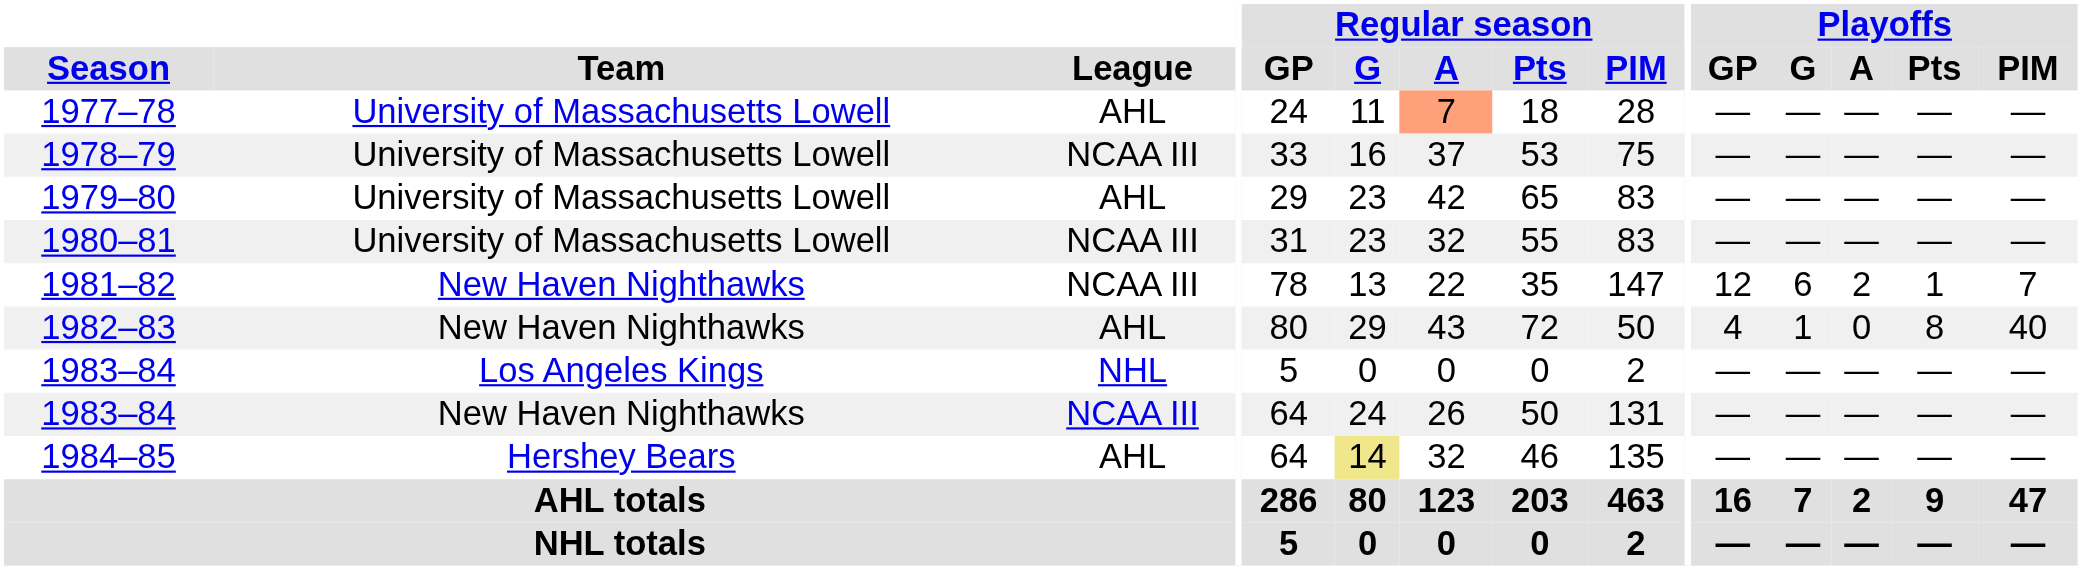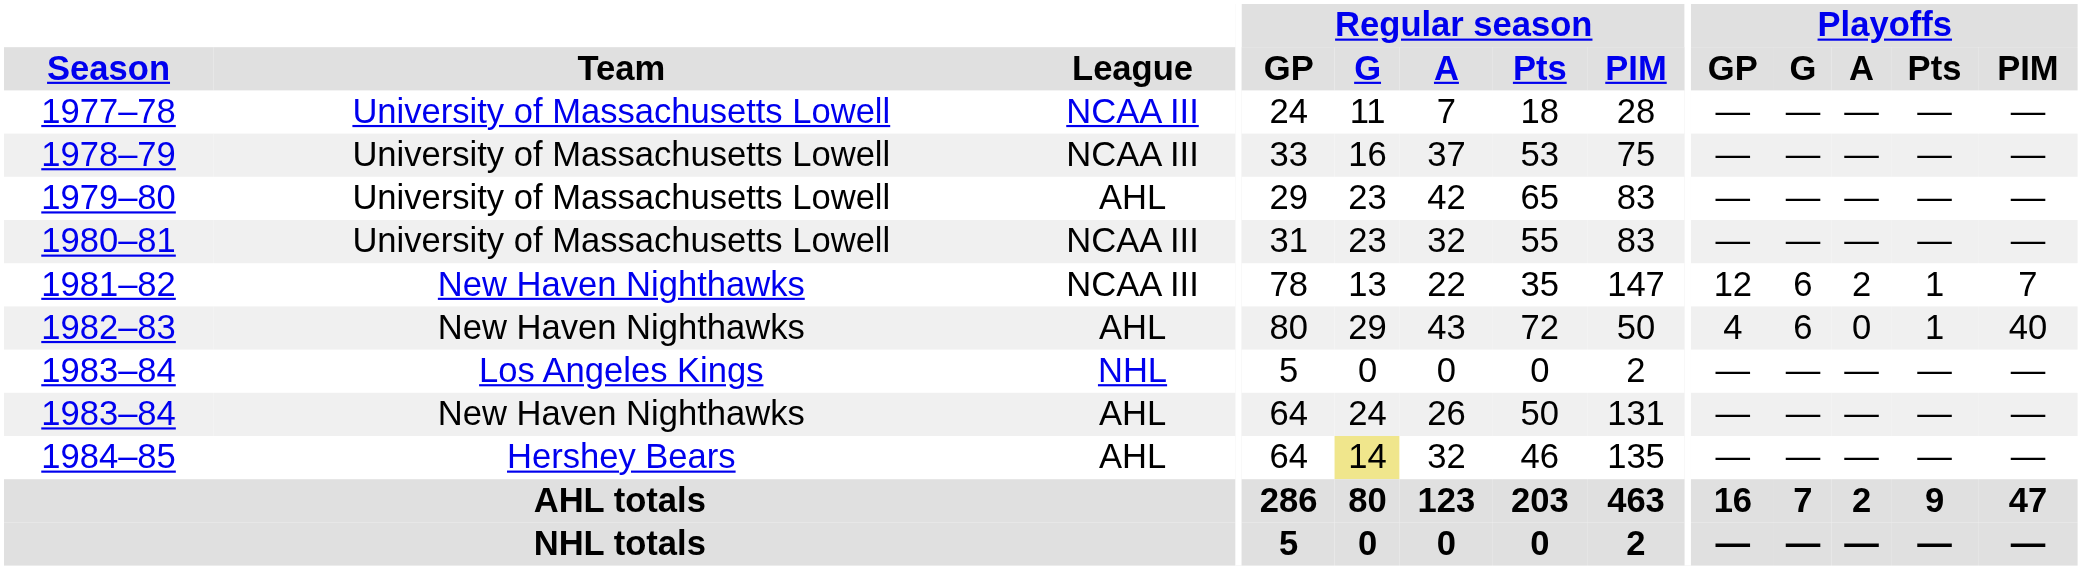(1133, 111) AHL -> (1133, 111) NCAA III
(1446, 111) lightsalmon background -> (1446, 111) no background
(1803, 327) 1 -> (1803, 327) 6
(1935, 327) 8 -> (1935, 327) 1
(1133, 413) NCAA III -> (1133, 413) AHL
